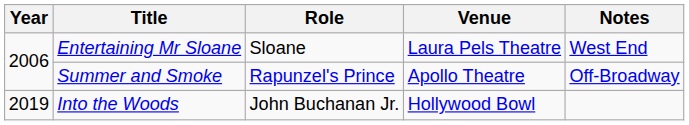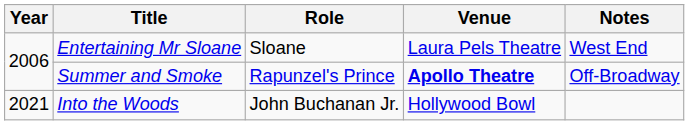(466, 76) normal -> (471, 76) bold
(29, 104) 2019 -> (29, 104) 2021
